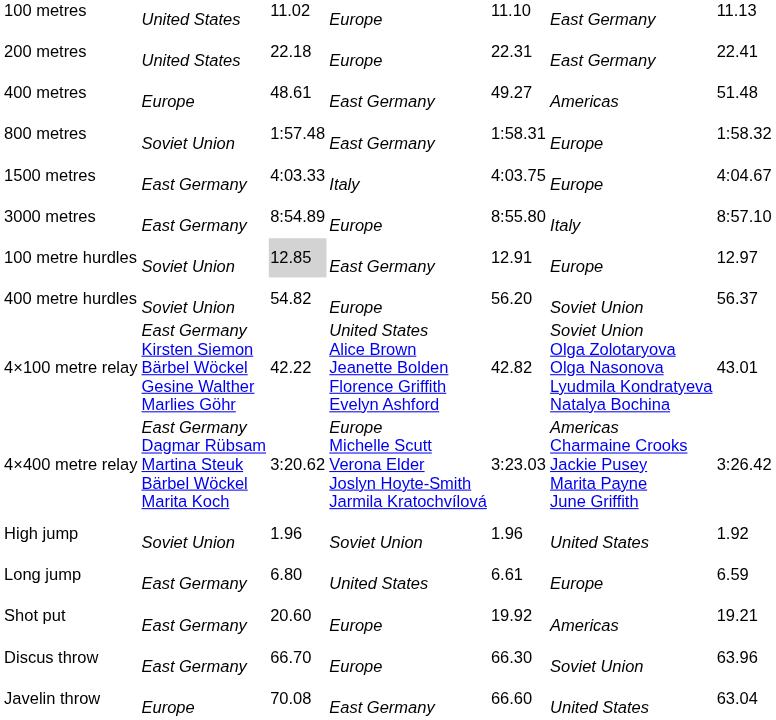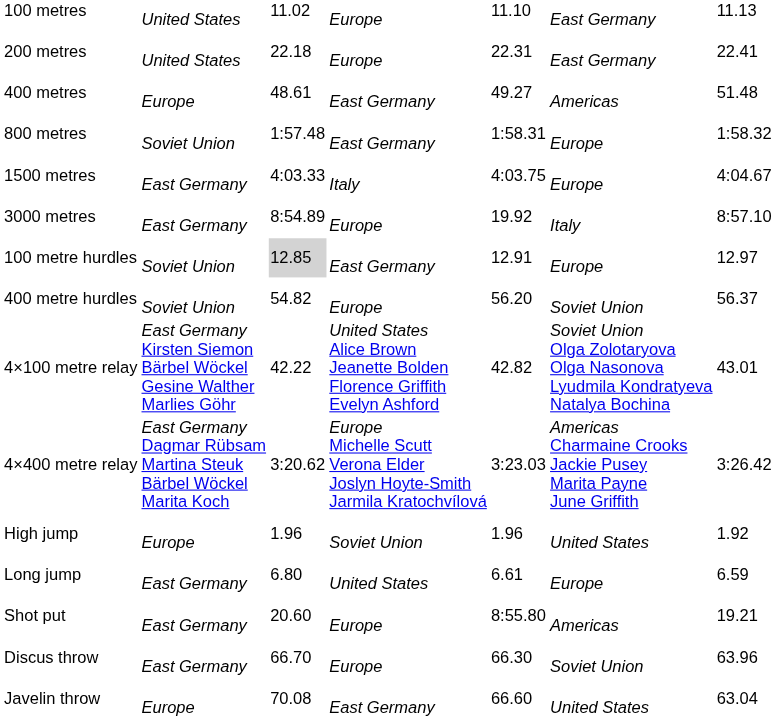(518, 216) 8:55.80 -> (512, 216) 19.92
(188, 543) Soviet Union -> (168, 543) Europe
(512, 616) 19.92 -> (518, 616) 8:55.80
